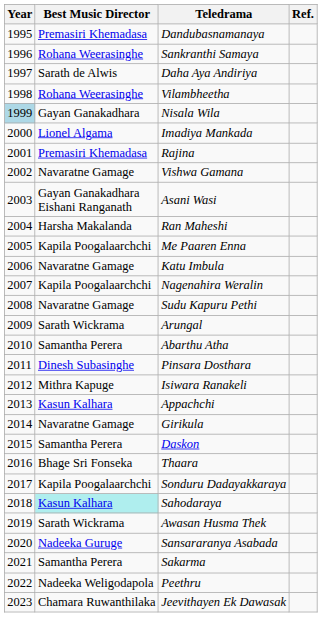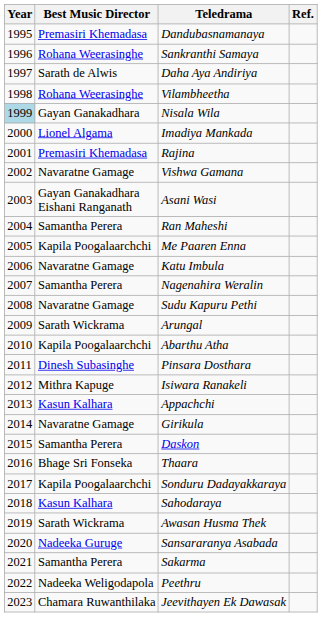(85, 226) Harsha Makalanda -> (80, 226) Samantha Perera
(95, 285) Kapila Poogalaarchchi -> (80, 285) Samantha Perera
(80, 345) Samantha Perera -> (95, 345) Kapila Poogalaarchchi
(75, 503) paleturquoise background -> (75, 503) no background
